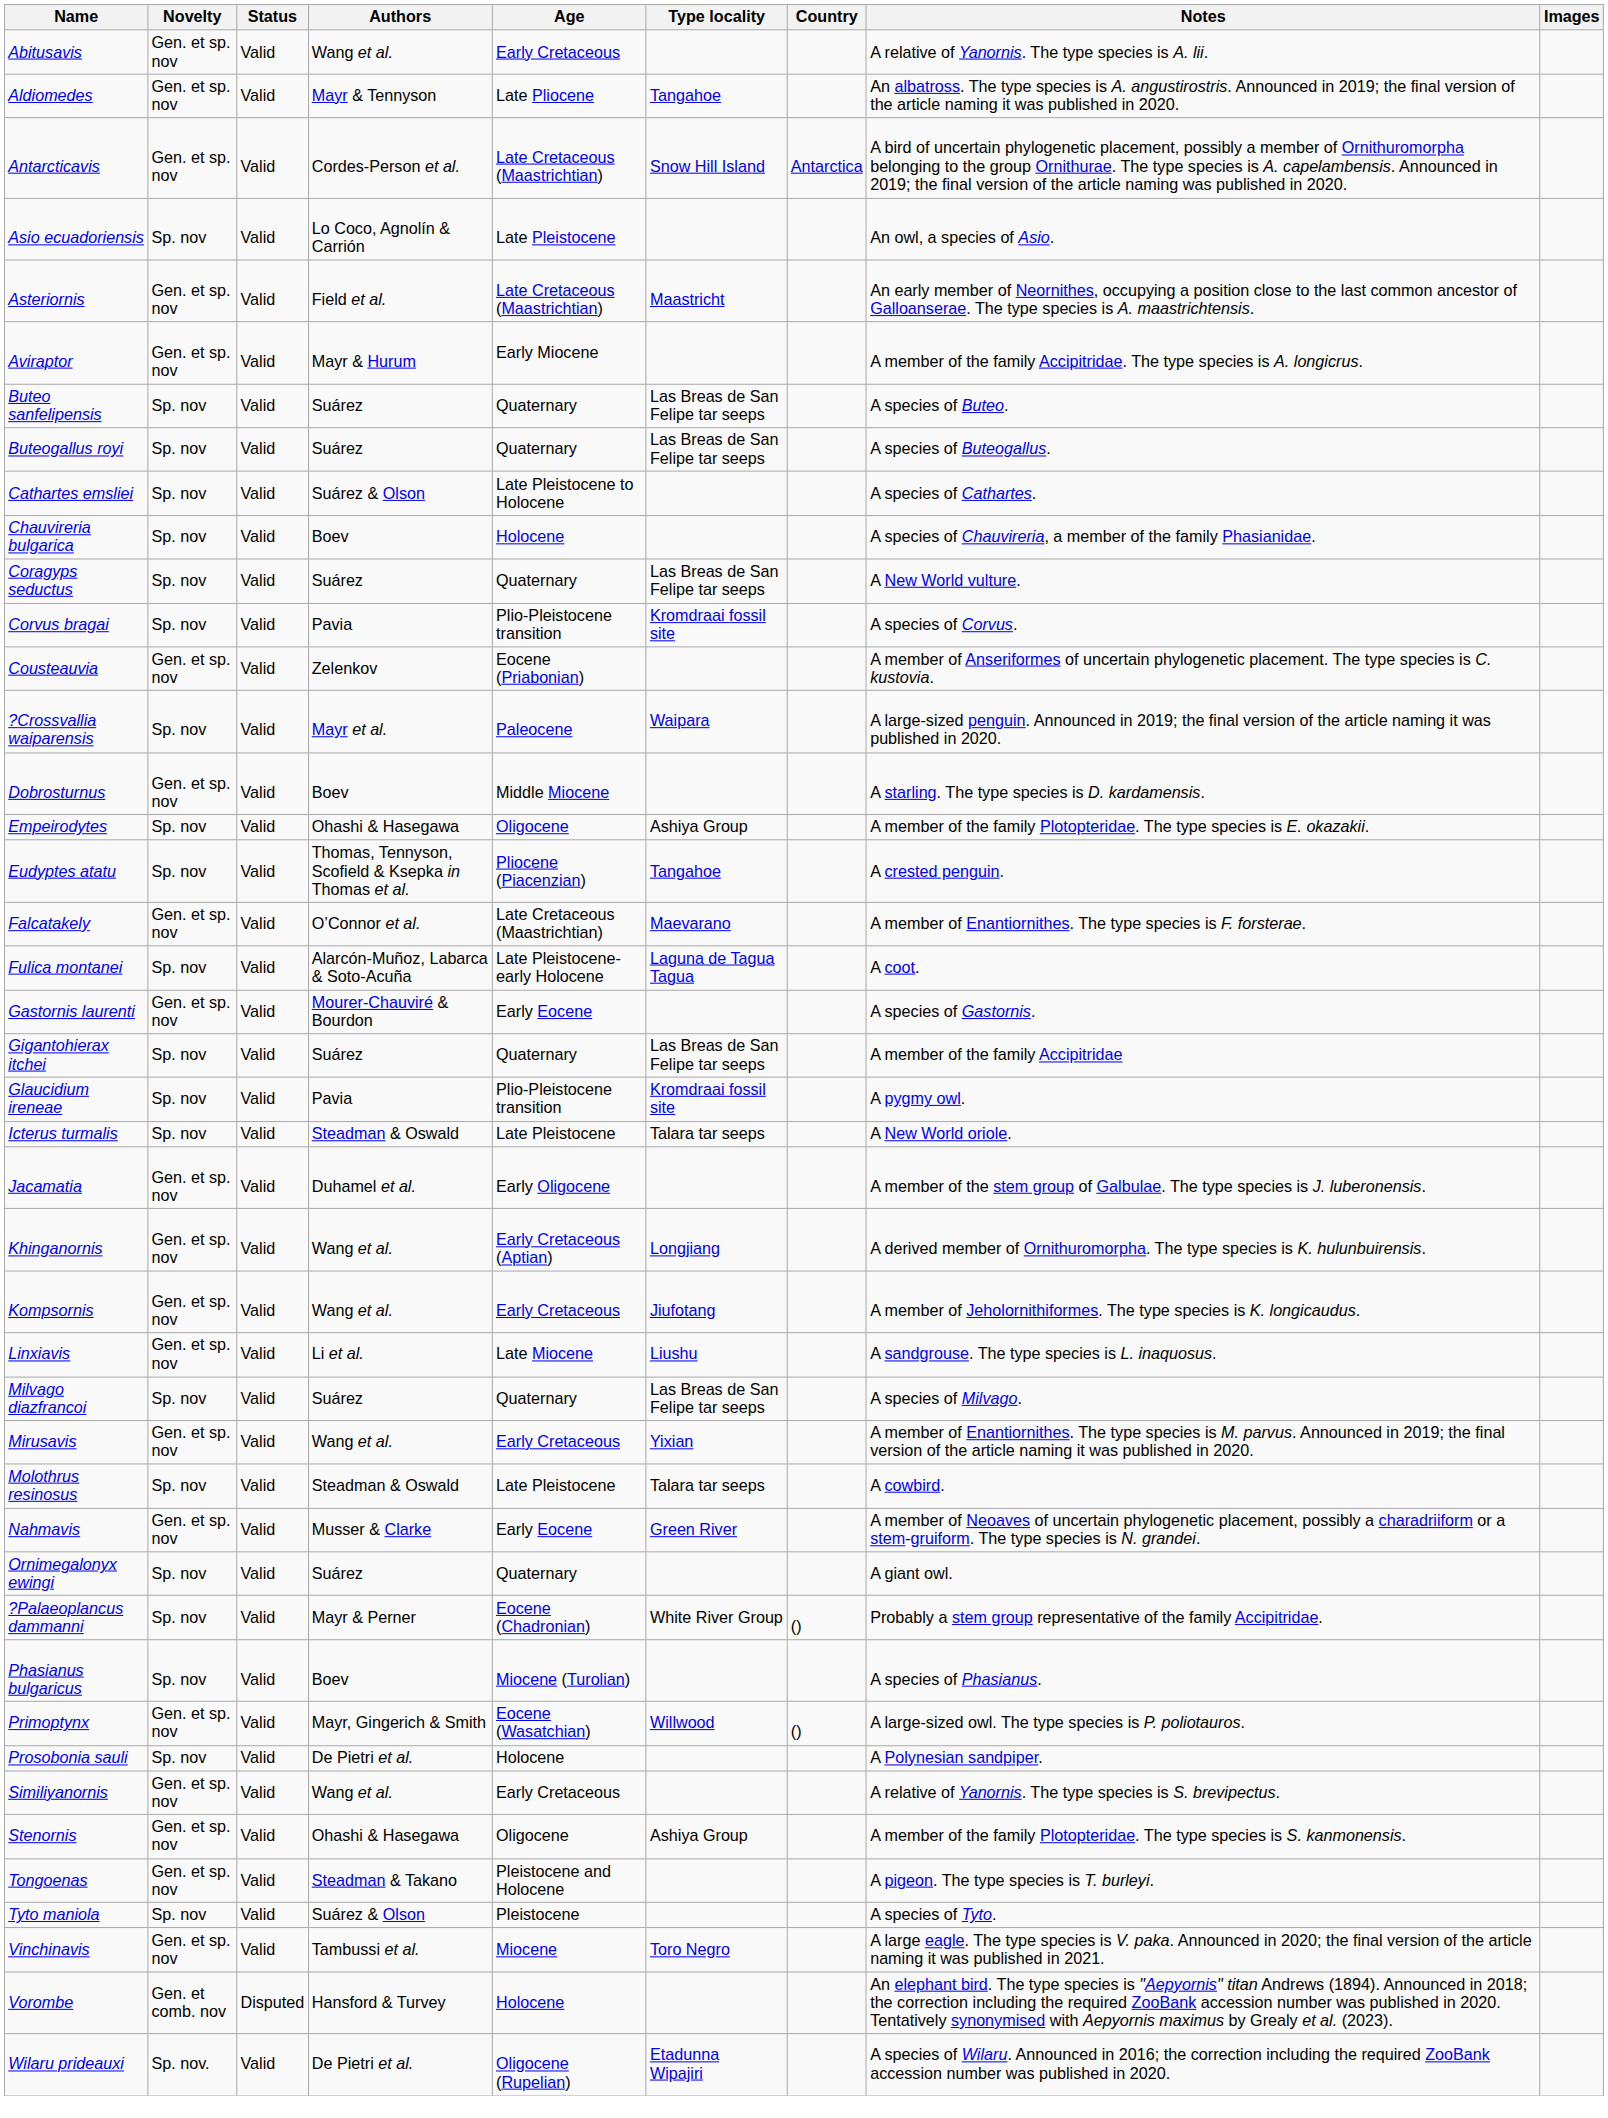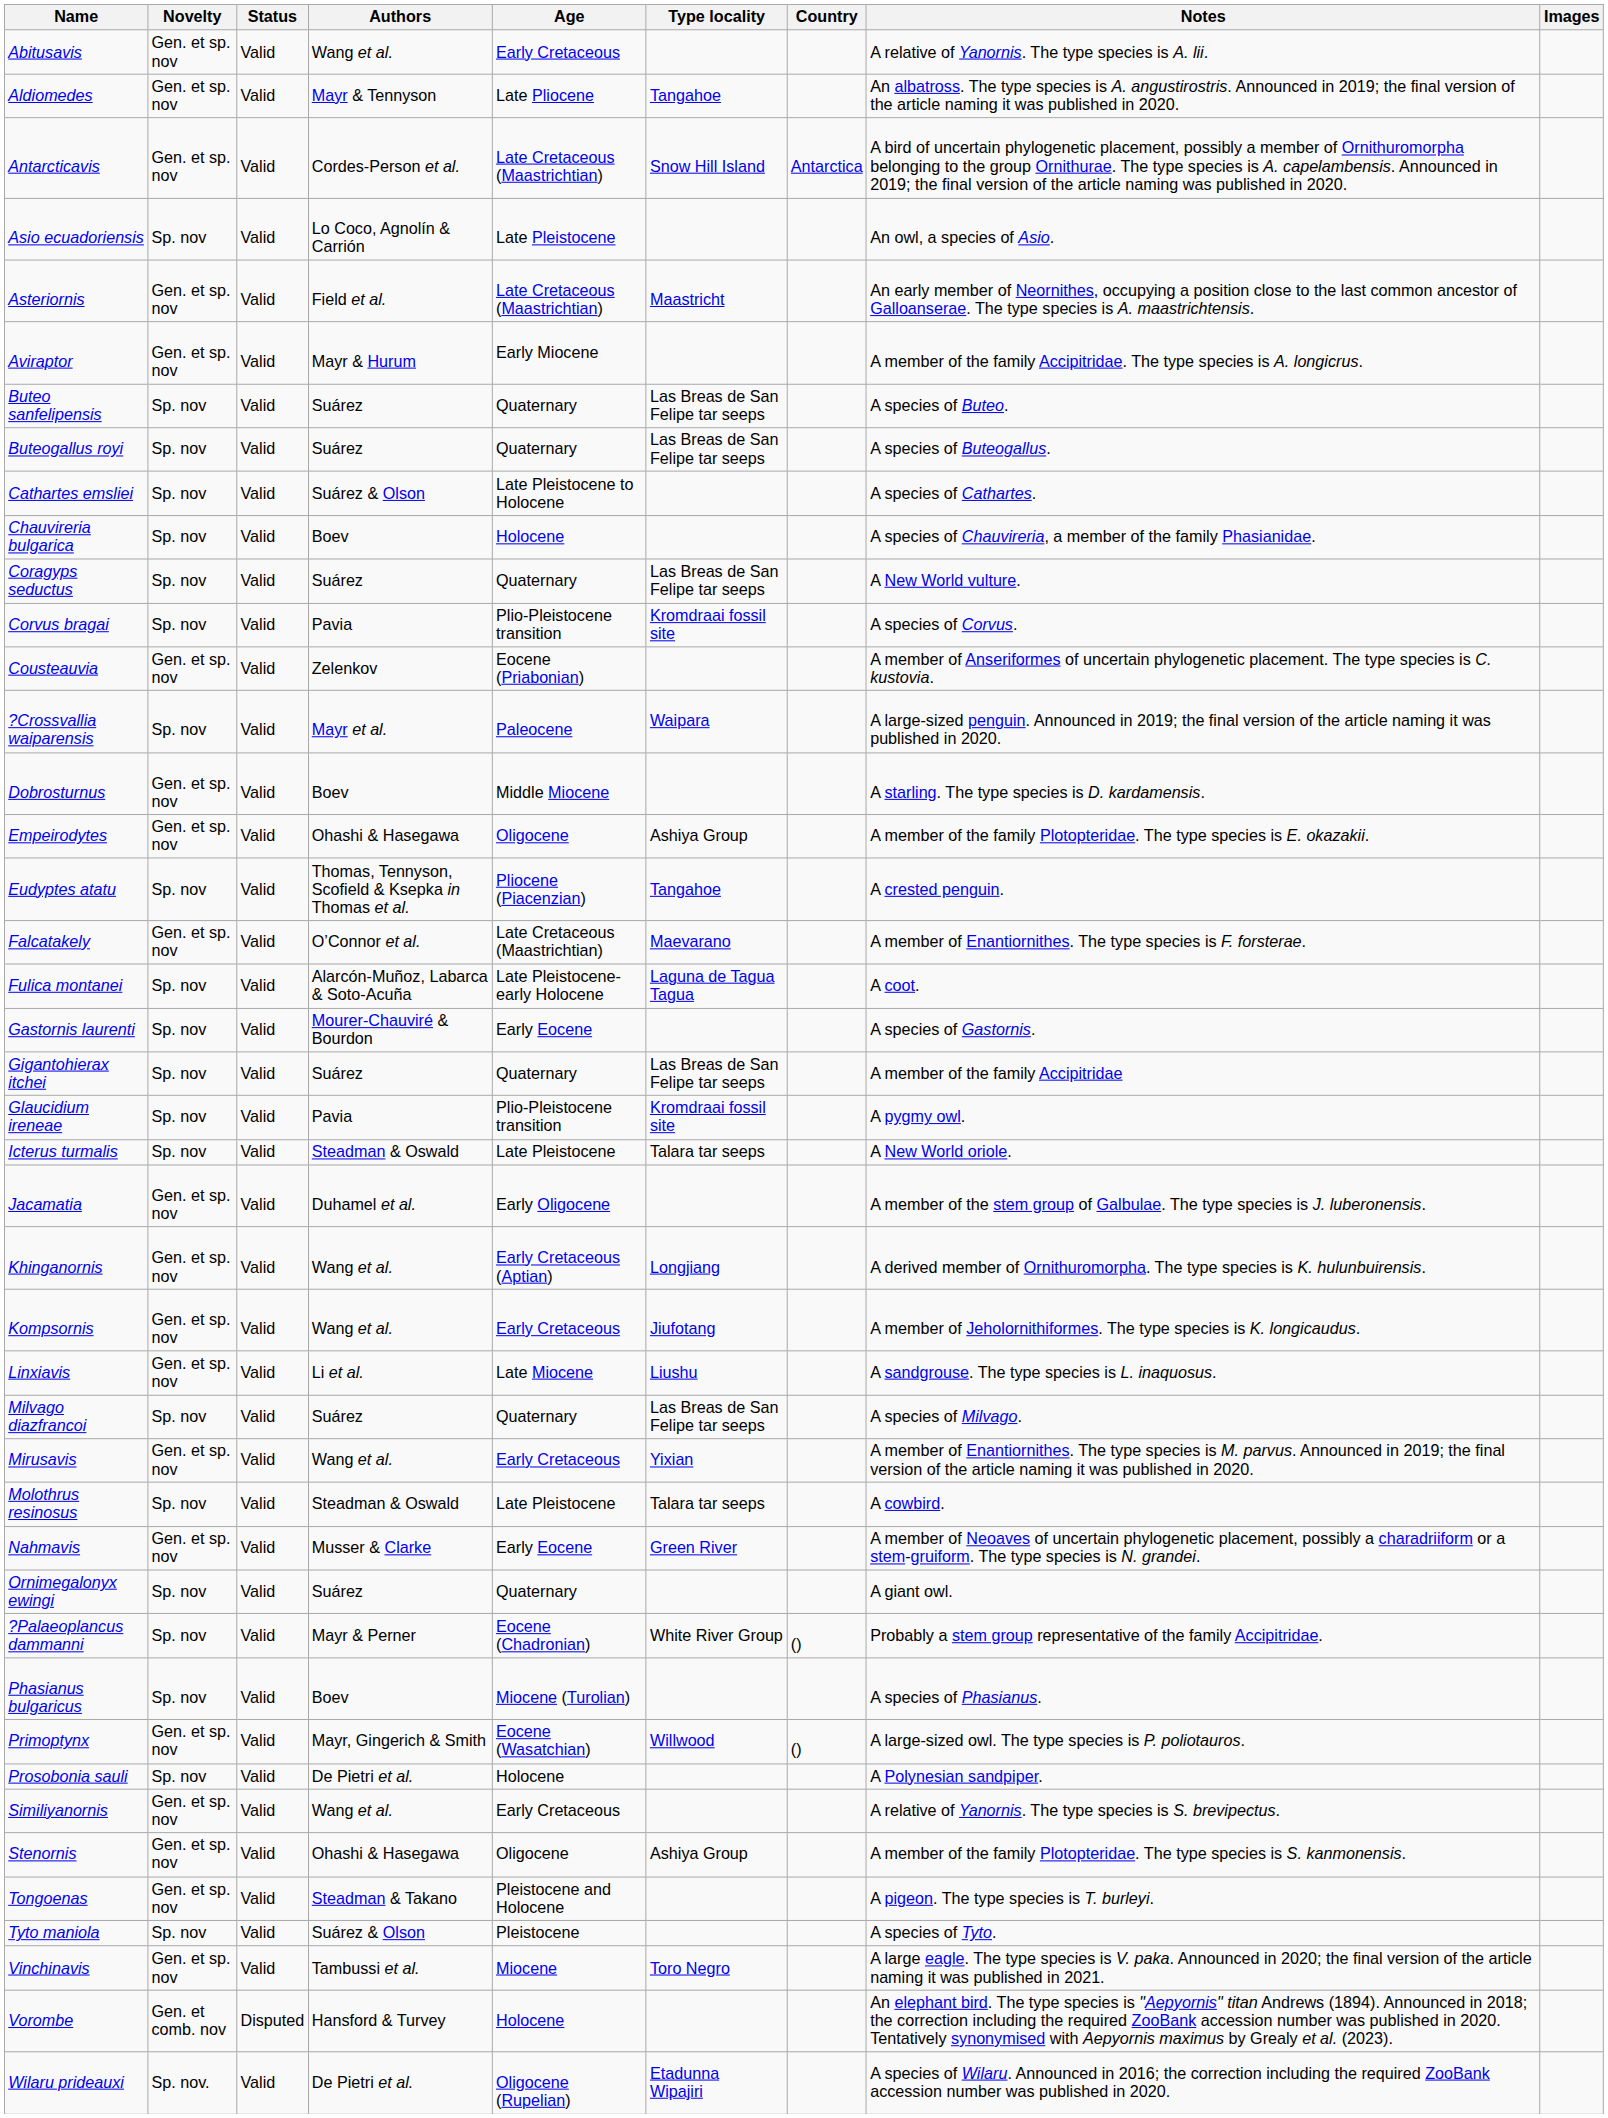(179, 827) Sp. nov -> (191, 836) Gen. et sp. nov
(191, 1011) Gen. et sp. nov -> (179, 1029) Sp. nov
